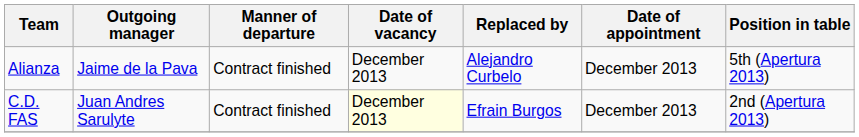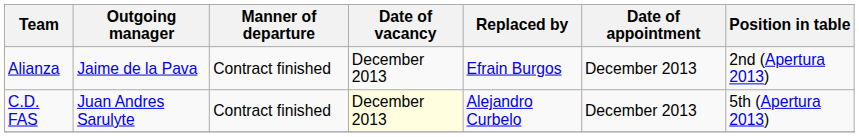(500, 68) Alejandro Curbelo -> (514, 68) Efrain Burgos
(775, 68) 5th (Apertura 2013) -> (777, 68) 2nd (Apertura 2013)
(514, 110) Efrain Burgos -> (500, 110) Alejandro Curbelo
(777, 110) 2nd (Apertura 2013) -> (775, 110) 5th (Apertura 2013)
